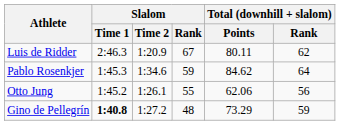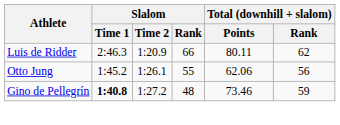(188, 52) 67 -> (188, 52) 66
- row: (46, 72)
(239, 110) 73.29 -> (239, 91) 73.46
